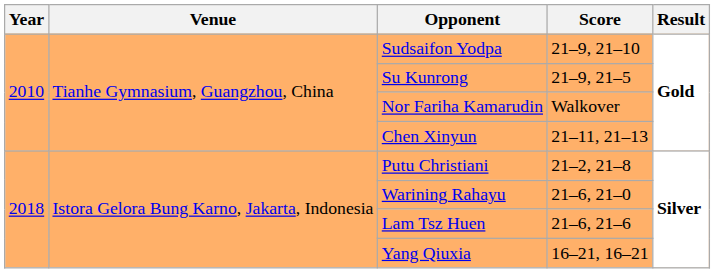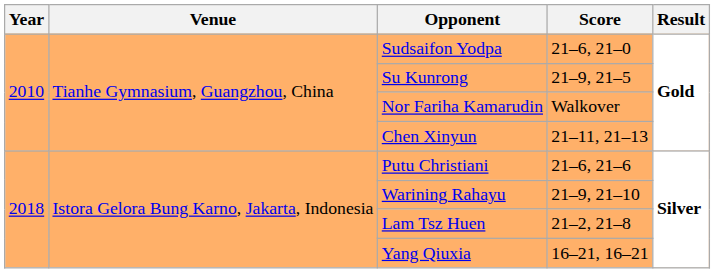(596, 48) 21–9, 21–10 -> (591, 48) 21–6, 21–0
(591, 165) 21–2, 21–8 -> (591, 165) 21–6, 21–6
(591, 194) 21–6, 21–0 -> (596, 194) 21–9, 21–10
(591, 223) 21–6, 21–6 -> (591, 223) 21–2, 21–8
